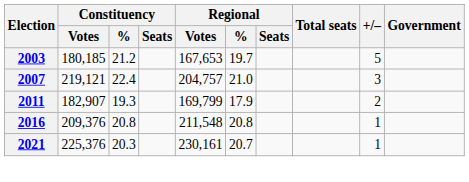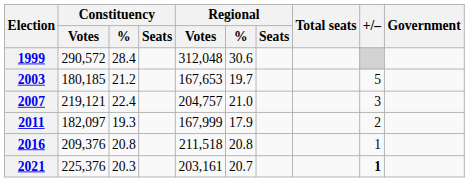+ row: (31, 58)
(84, 101) 182,907 -> (84, 123) 182,097
(201, 101) 169,799 -> (201, 123) 167,999
(201, 123) 211,548 -> (201, 144) 211,518
(201, 144) 230,161 -> (201, 166) 203,161
(378, 144) normal -> (378, 166) bold
